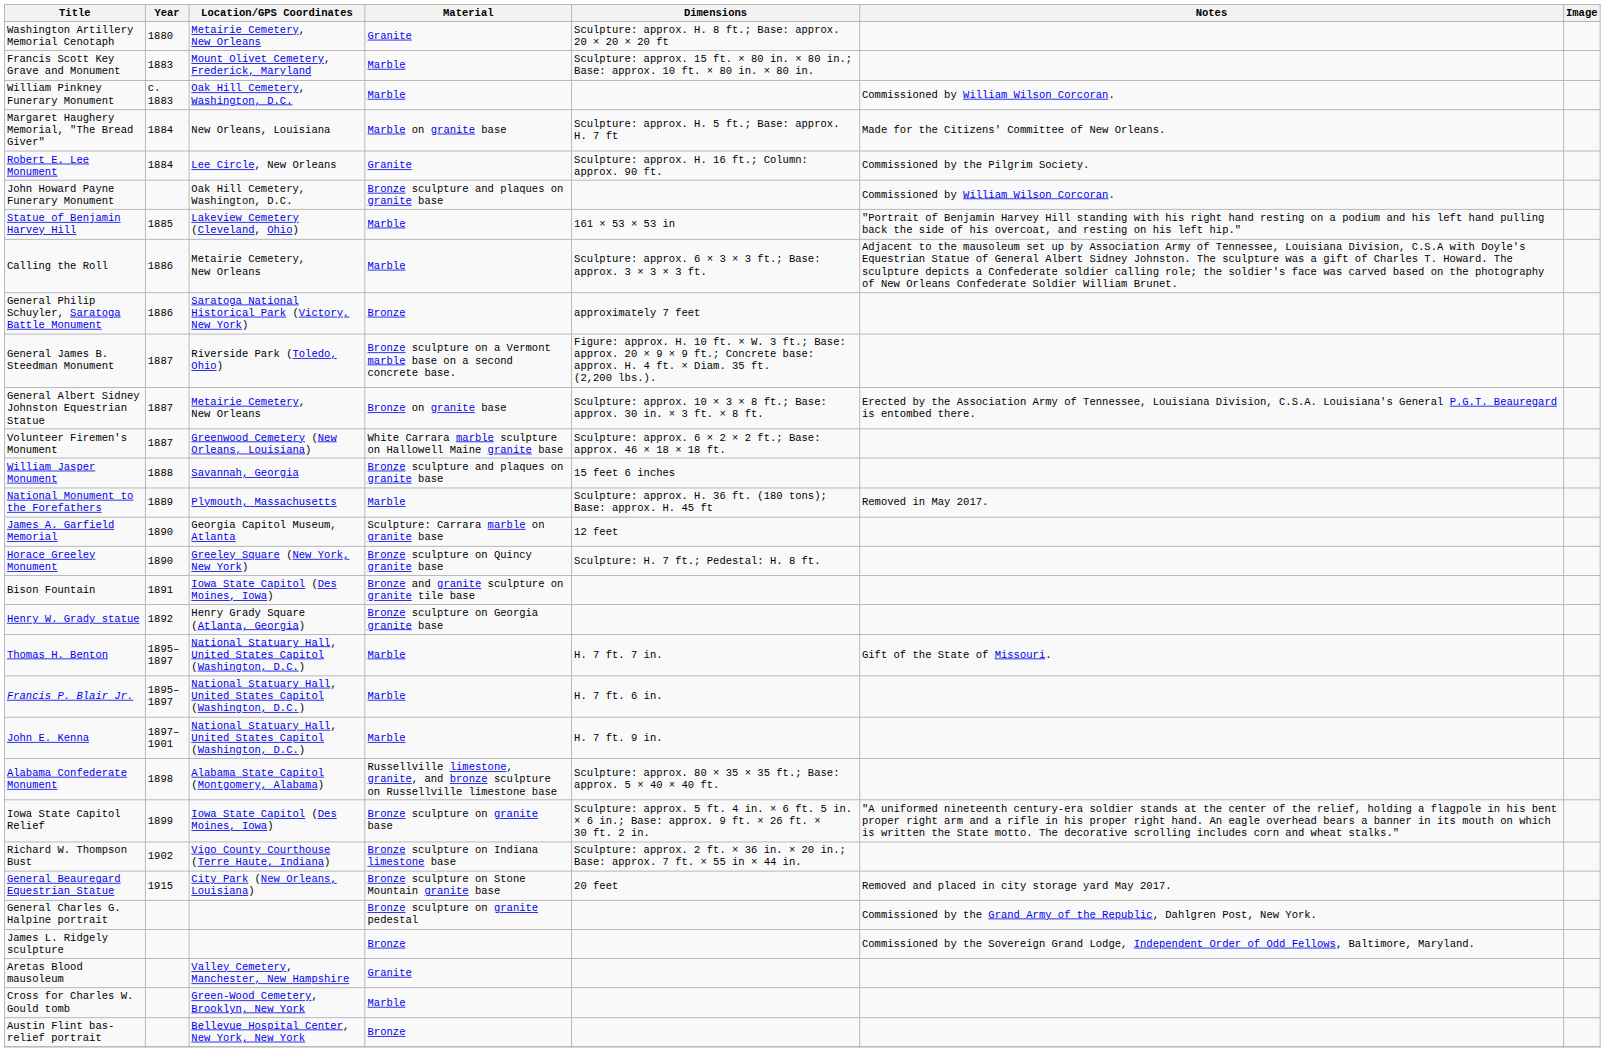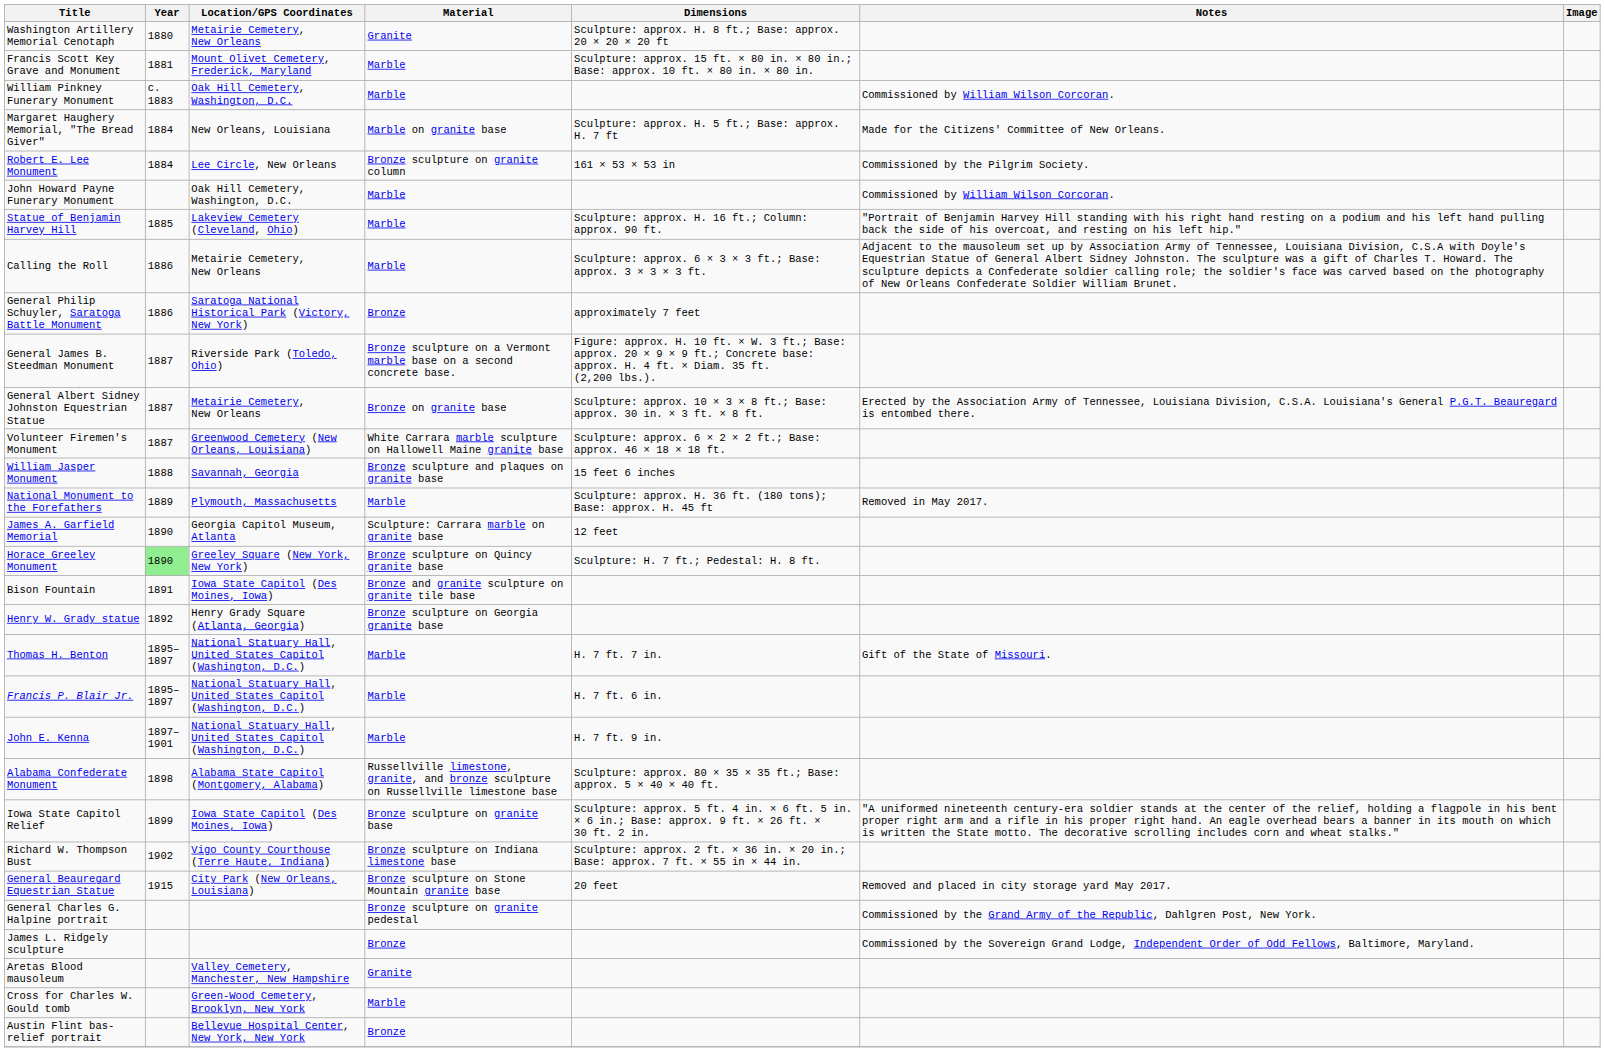(160, 66) 1883 -> (160, 66) 1881
(390, 166) Granite -> (453, 166) Bronze sculpture on granite column
(691, 166) Sculpture: approx. H. 16 ft.; Column: approx. 90 ft. -> (625, 166) 161 × 53 × 53 in
(465, 195) Bronze sculpture and plaques on granite base -> (386, 195) Marble
(625, 224) 161 × 53 × 53 in -> (691, 224) Sculpture: approx. H. 16 ft.; Column: approx. 90 ft.
(160, 561) no background -> (160, 561) lightgreen background
